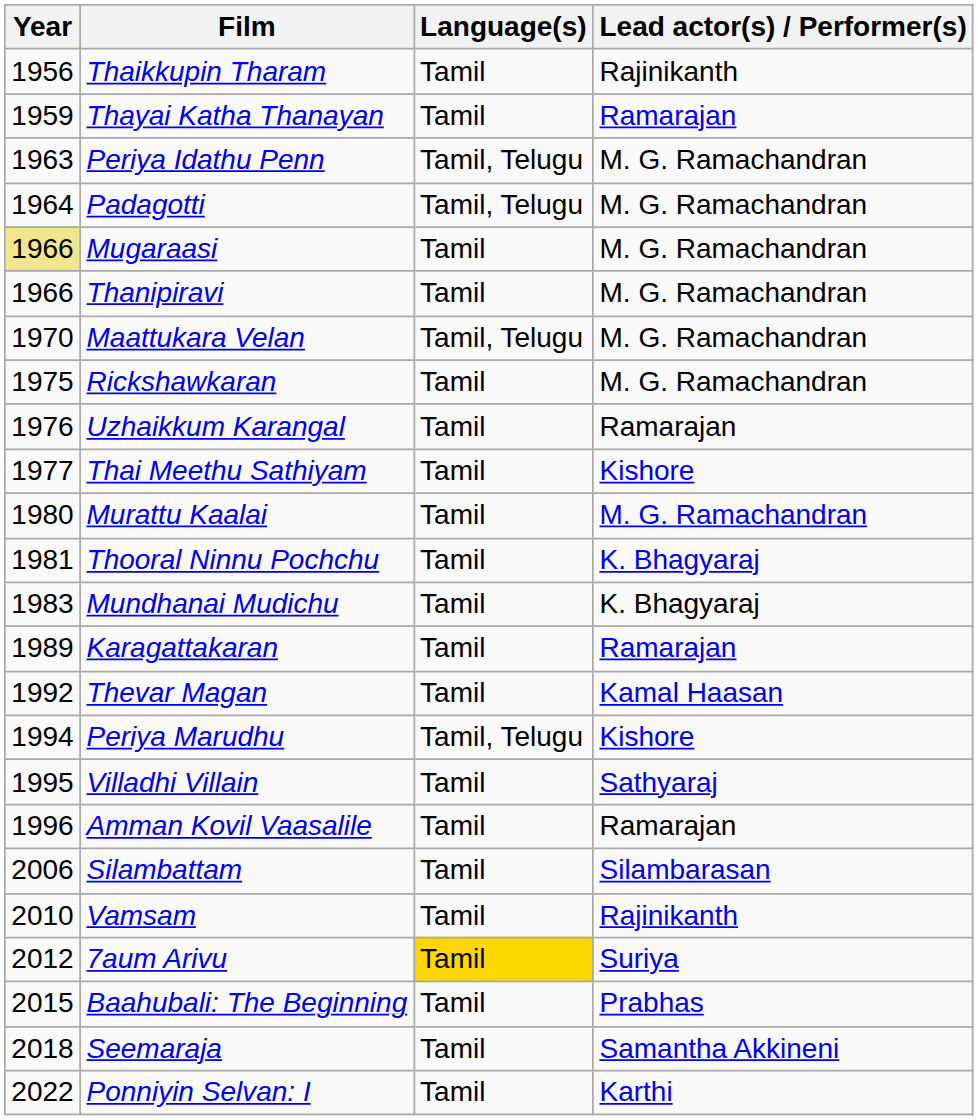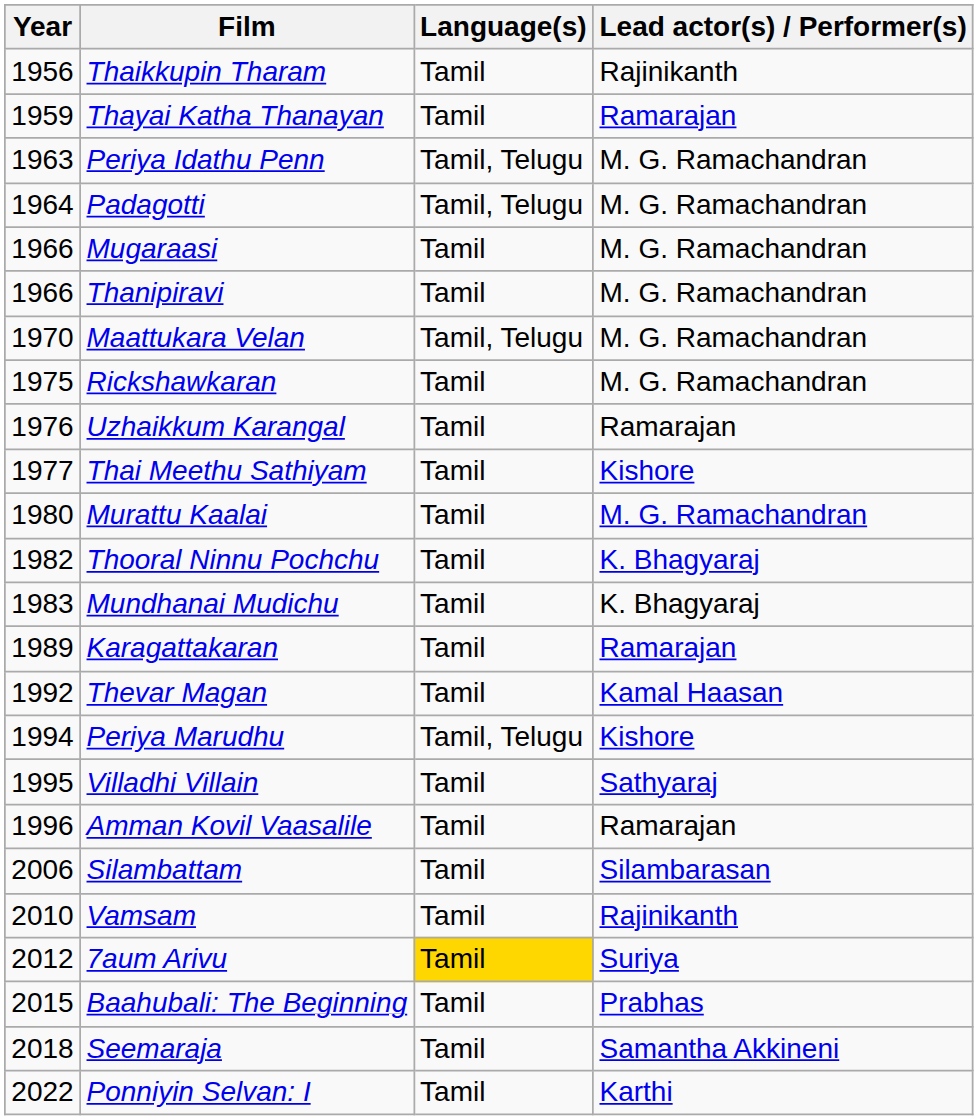(42, 248) khaki background -> (42, 248) no background
(42, 559) 1981 -> (42, 559) 1982
